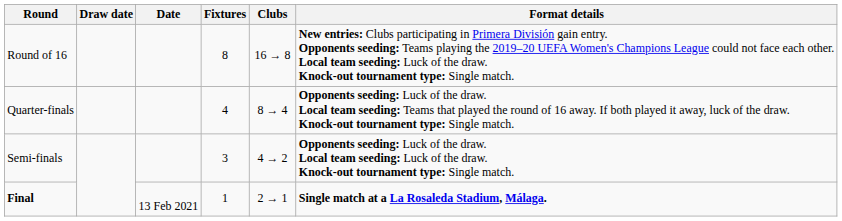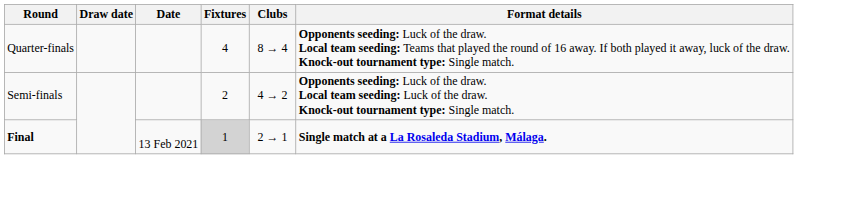- row: (37, 55)
(225, 158) 3 -> (225, 96) 2
(225, 199) no background -> (225, 137) lightgrey background
